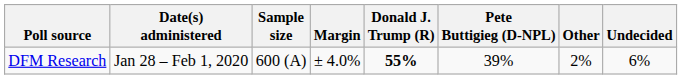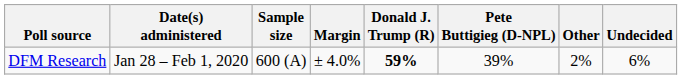(401, 60) 55% -> (401, 60) 59%
